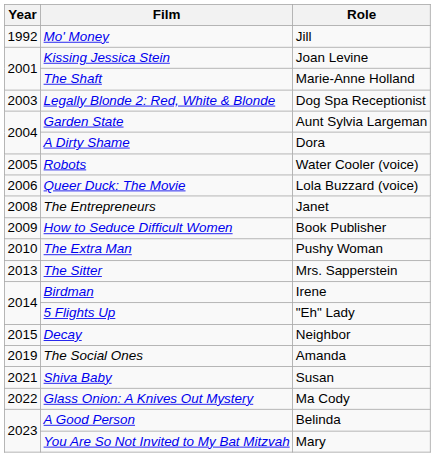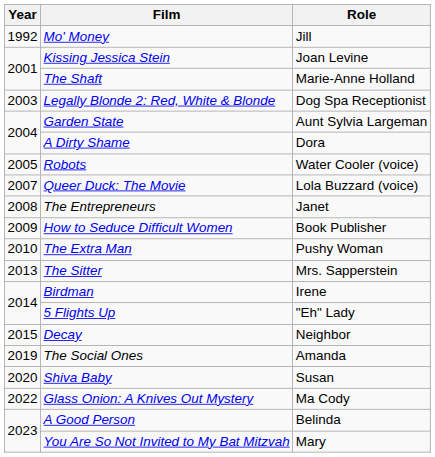(22, 185) 2006 -> (22, 185) 2007
(22, 377) 2021 -> (22, 377) 2020
